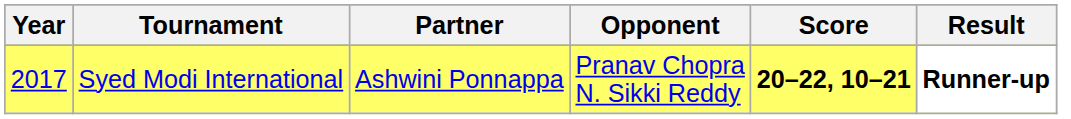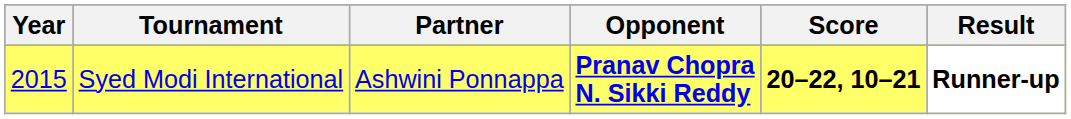(39, 79) 2017 -> (39, 79) 2015
(660, 79) normal -> (665, 79) bold
